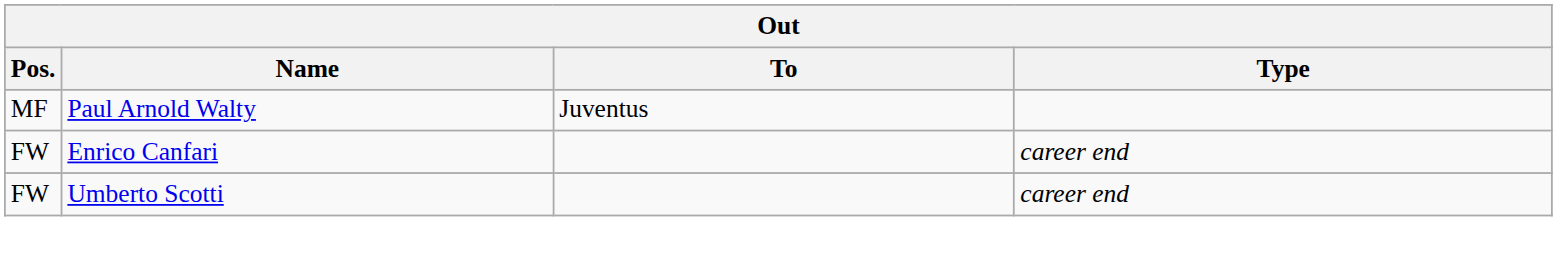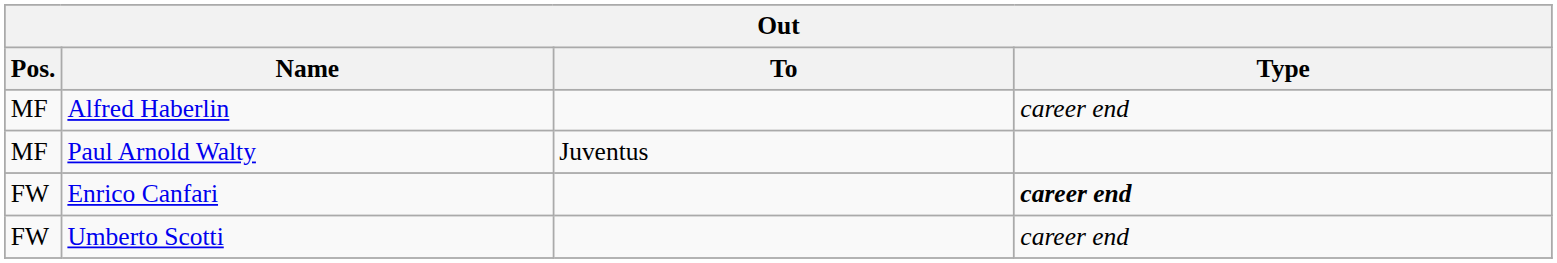+ row: (148, 109)
(1075, 152) normal -> (1076, 194) bold
